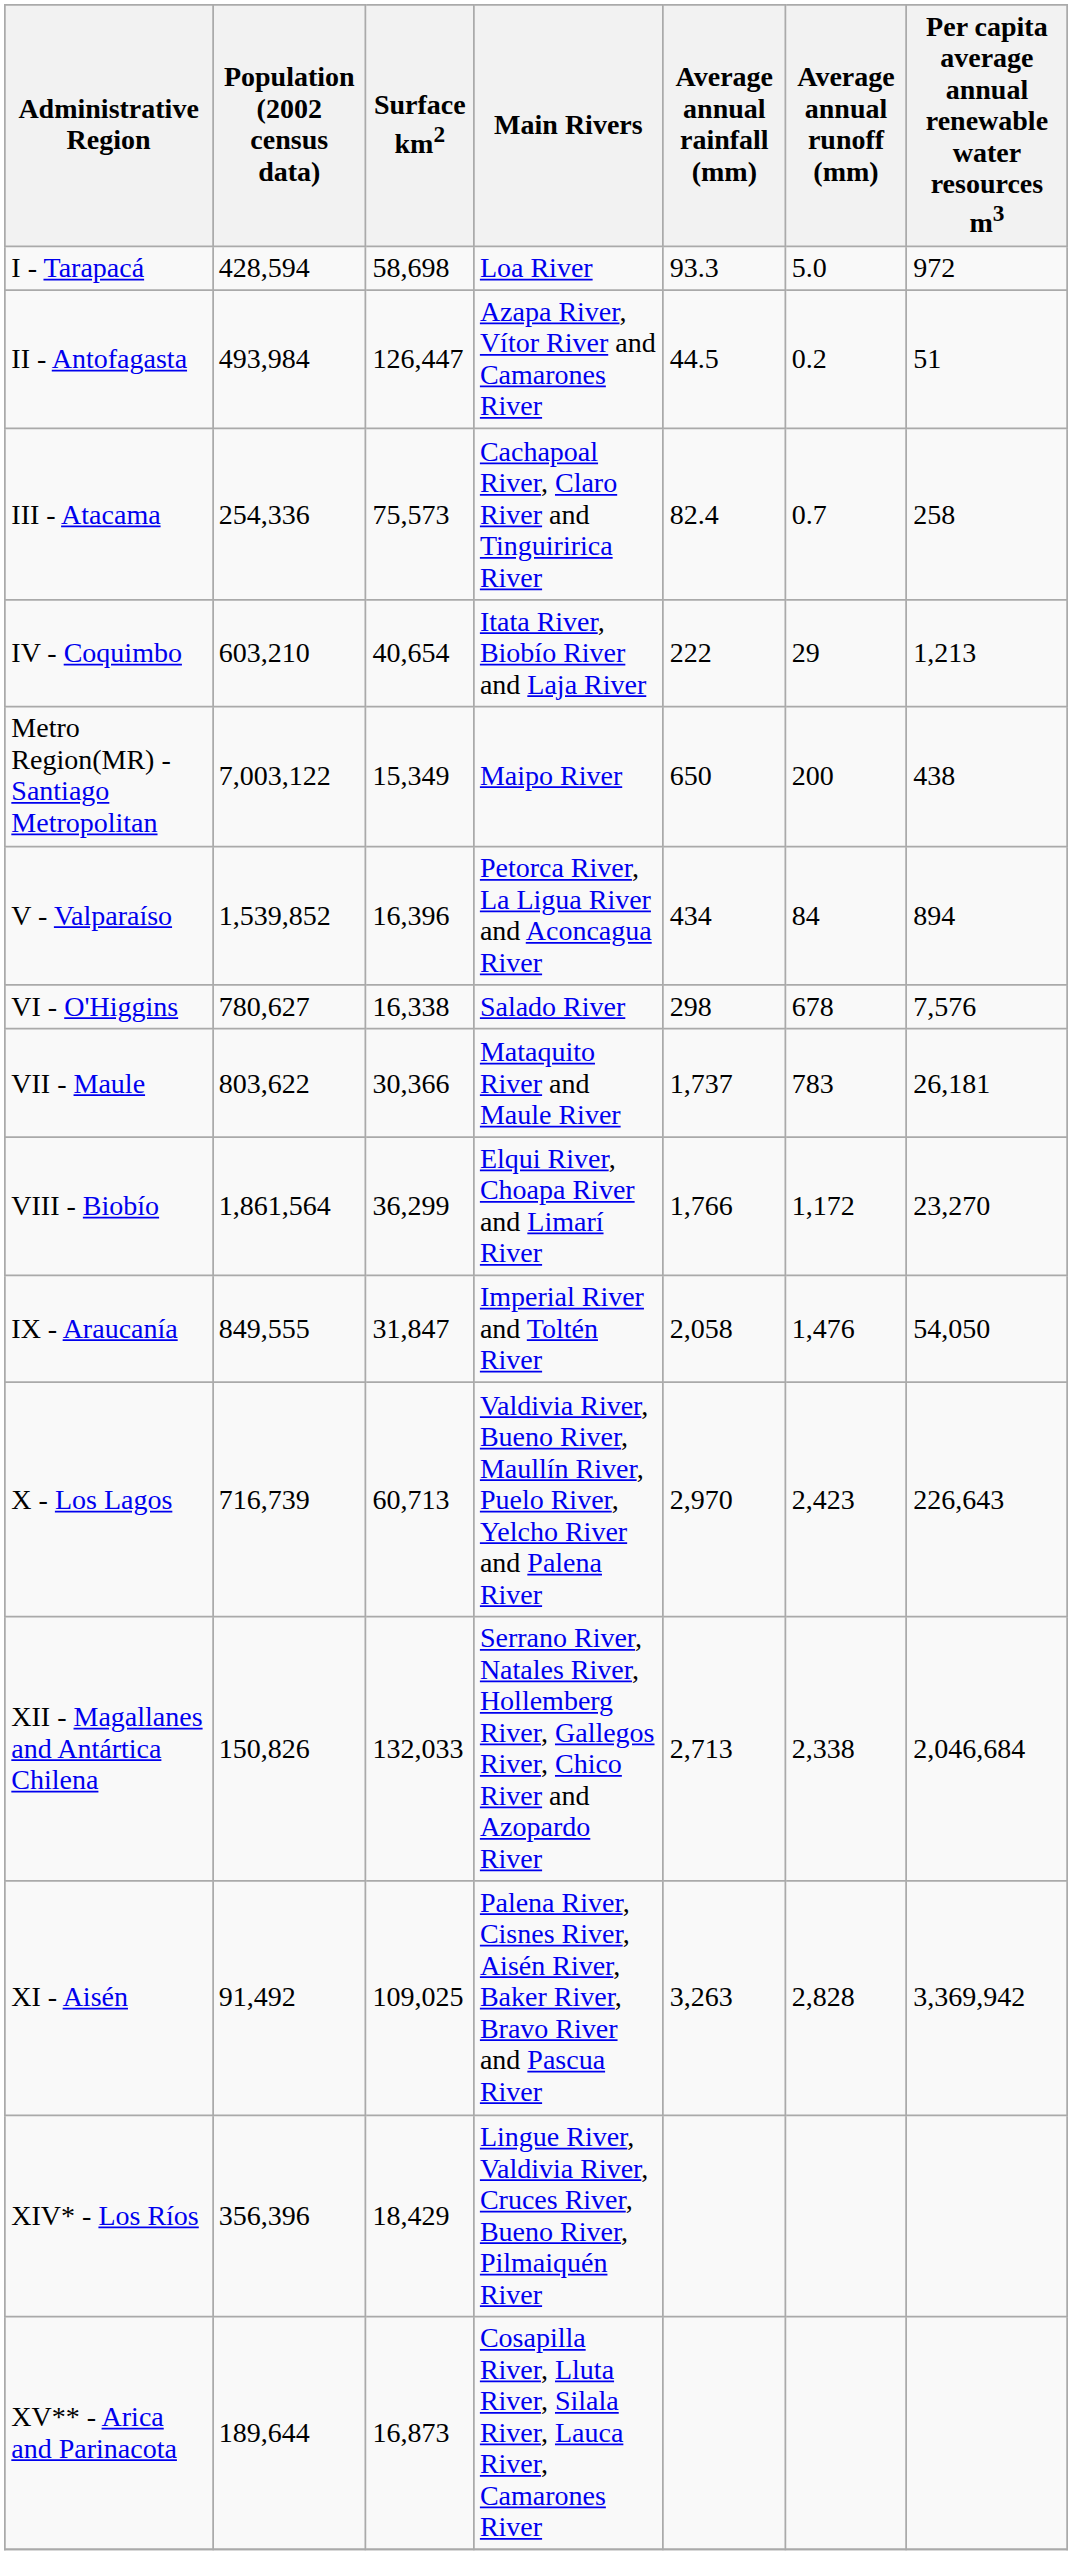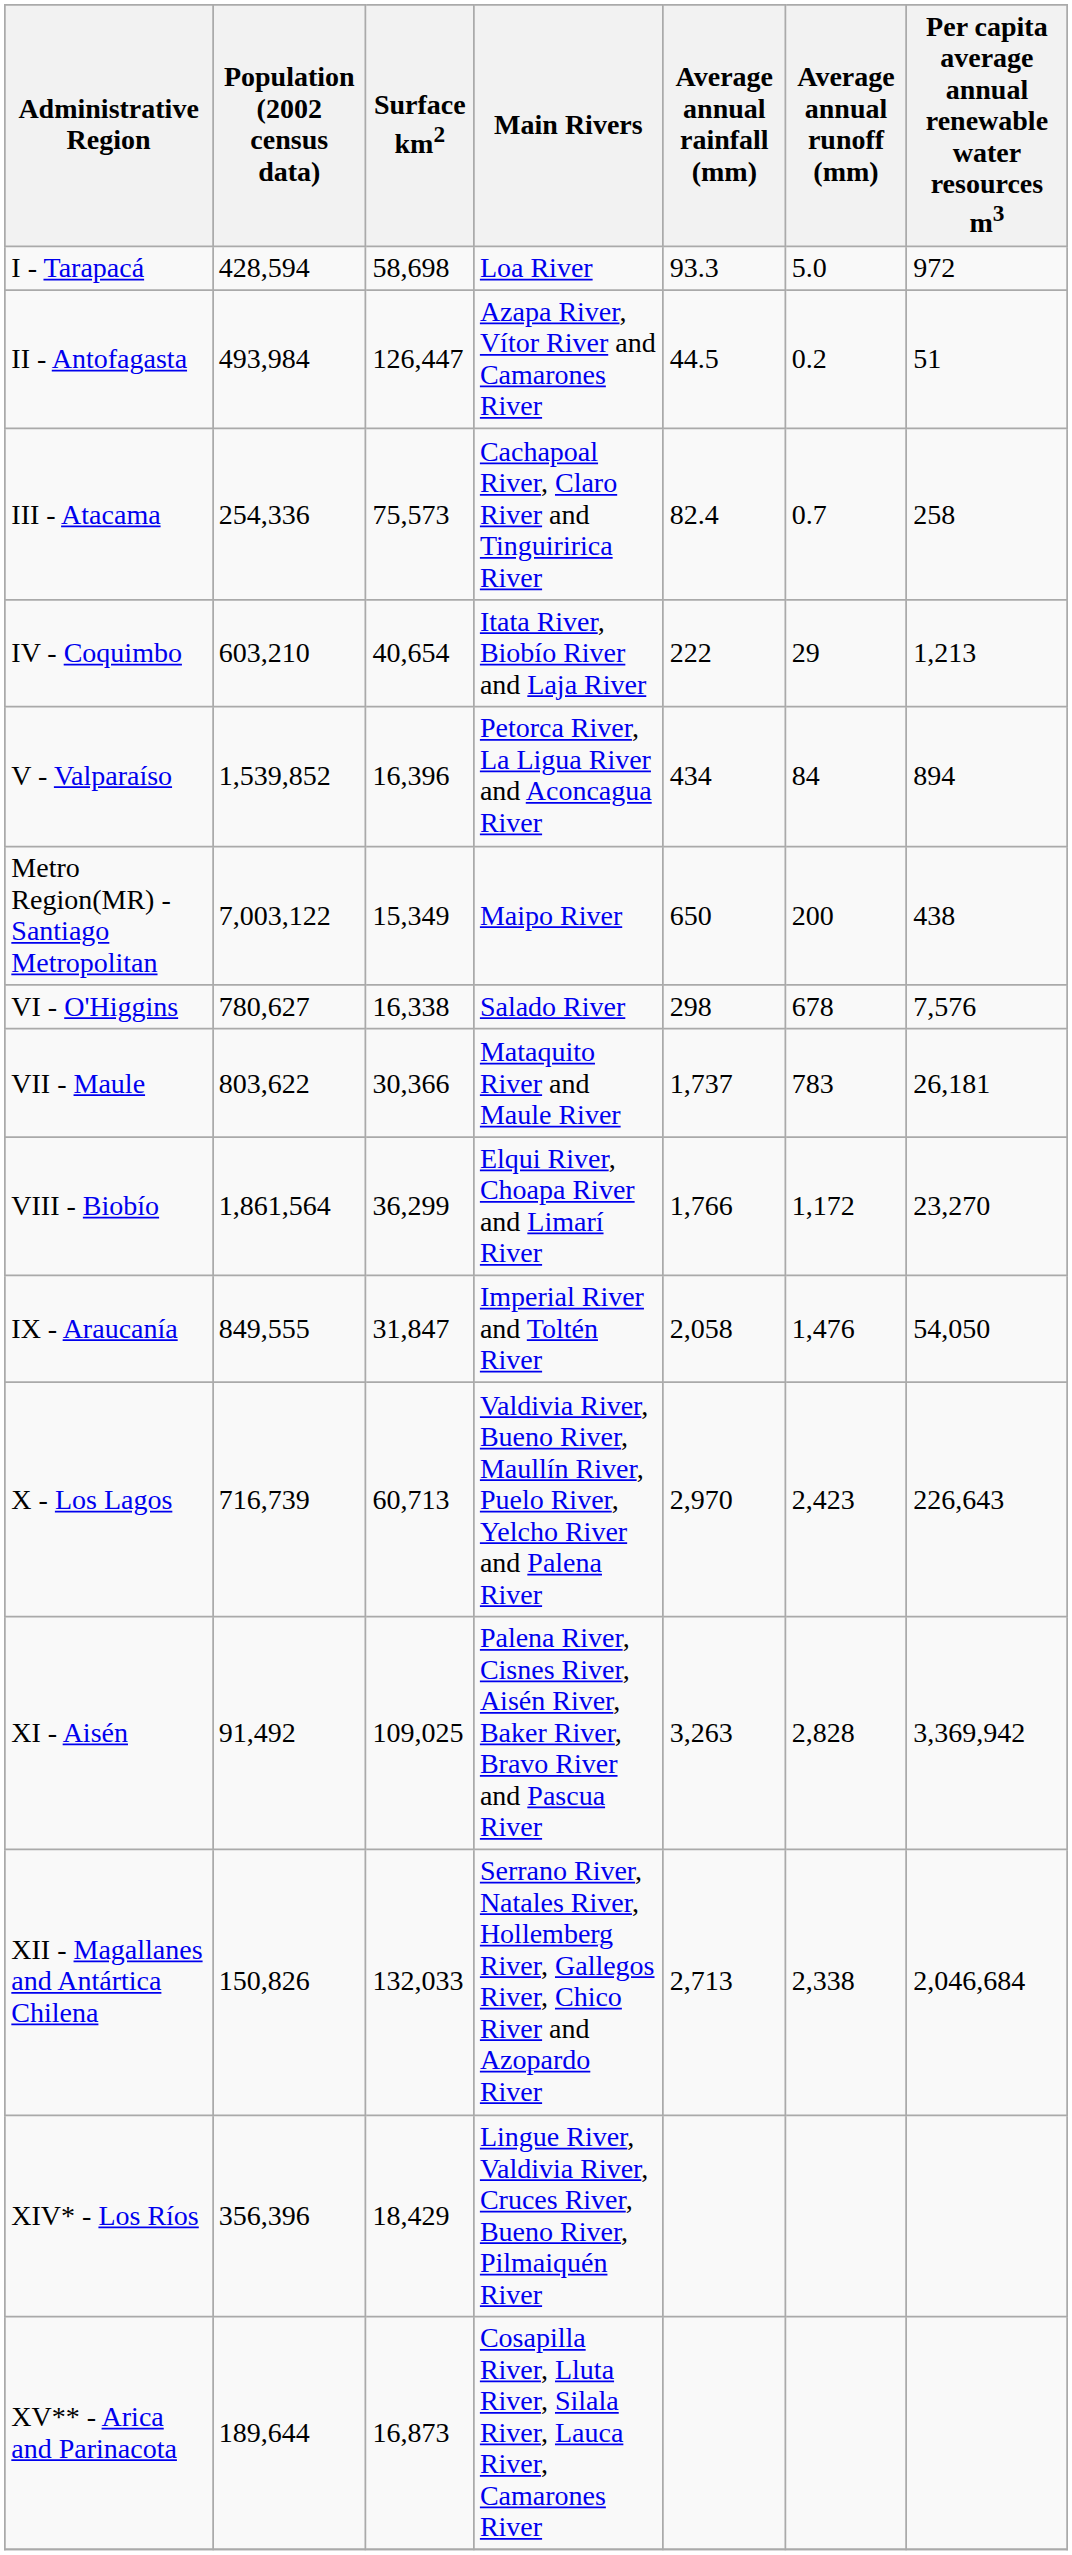rows swapped: (92, 914) <-> (91, 776)
rows swapped: (70, 1997) <-> (107, 1748)
